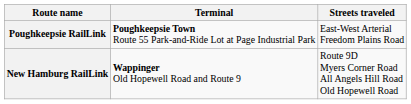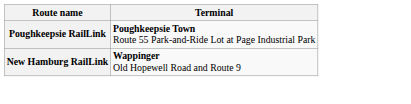- column: (362, 12)
